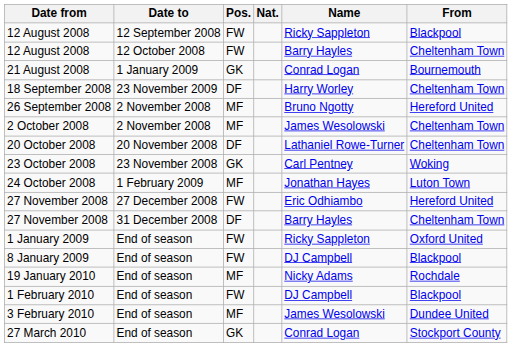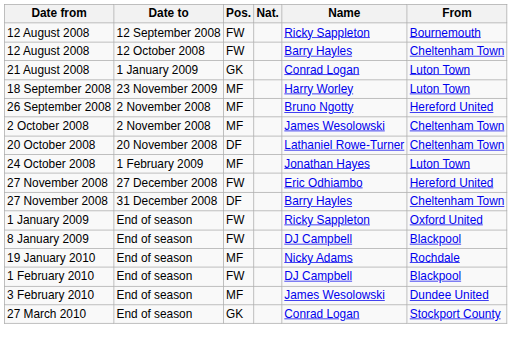(435, 32) Blackpool -> (445, 32) Bournemouth
(445, 70) Bournemouth -> (440, 70) Luton Town
(234, 88) DF -> (235, 88) MF
(457, 88) Cheltenham Town -> (440, 88) Luton Town
- row: (51, 164)
